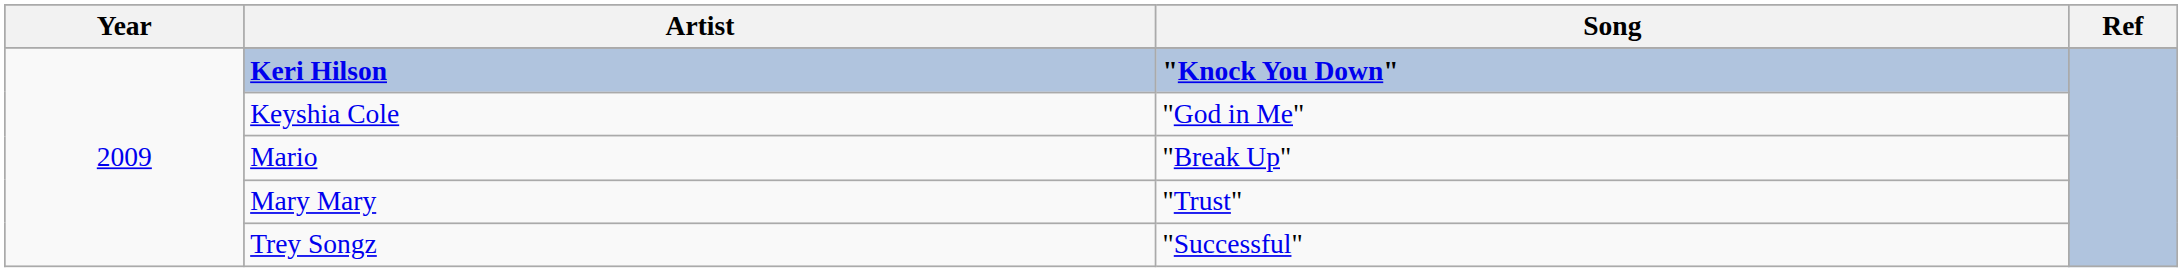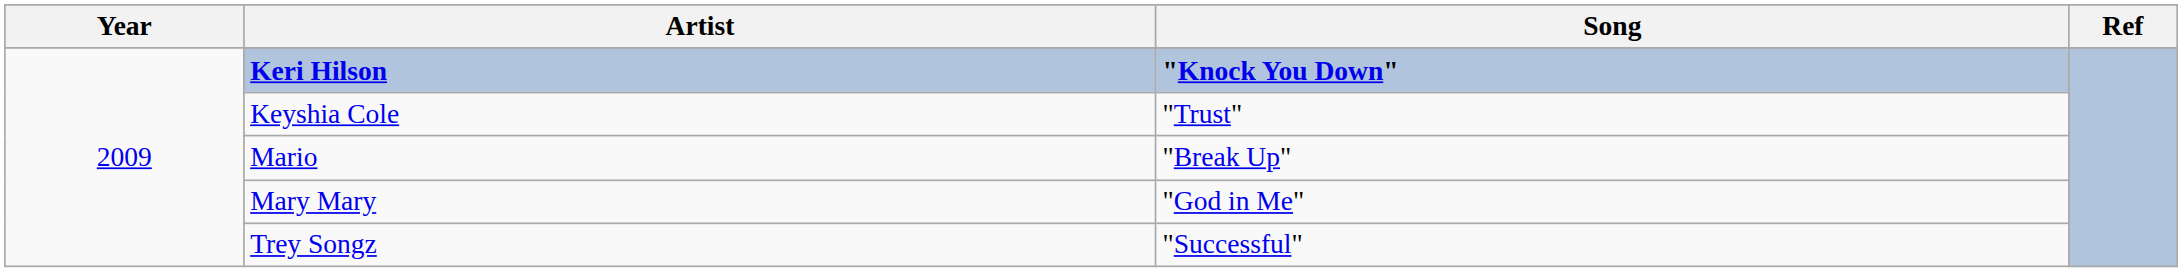(1233, 113) "God in Me" -> (1202, 113) "Trust"
(1202, 200) "Trust" -> (1233, 200) "God in Me"
